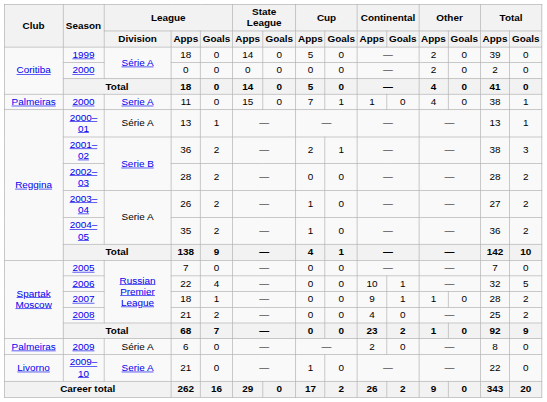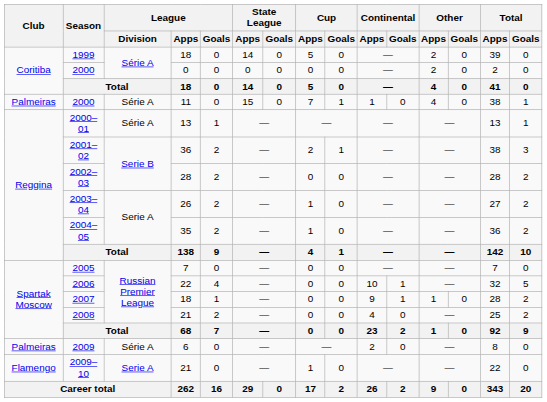(138, 102) Serie A -> (138, 102) Série A
(34, 368) Livorno -> (34, 368) Flamengo
